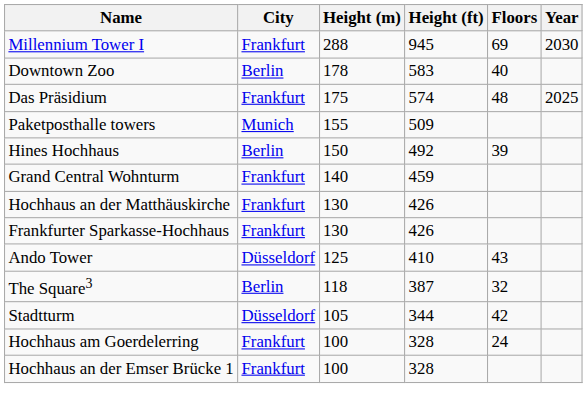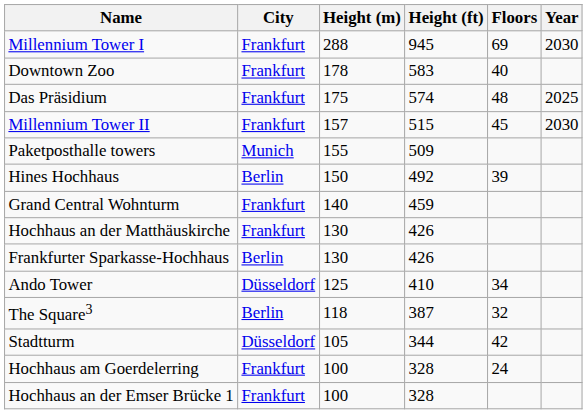(262, 71) Berlin -> (273, 71) Frankfurt
+ row: (79, 124)
(273, 230) Frankfurt -> (262, 257) Berlin
(500, 257) 43 -> (500, 284) 34
